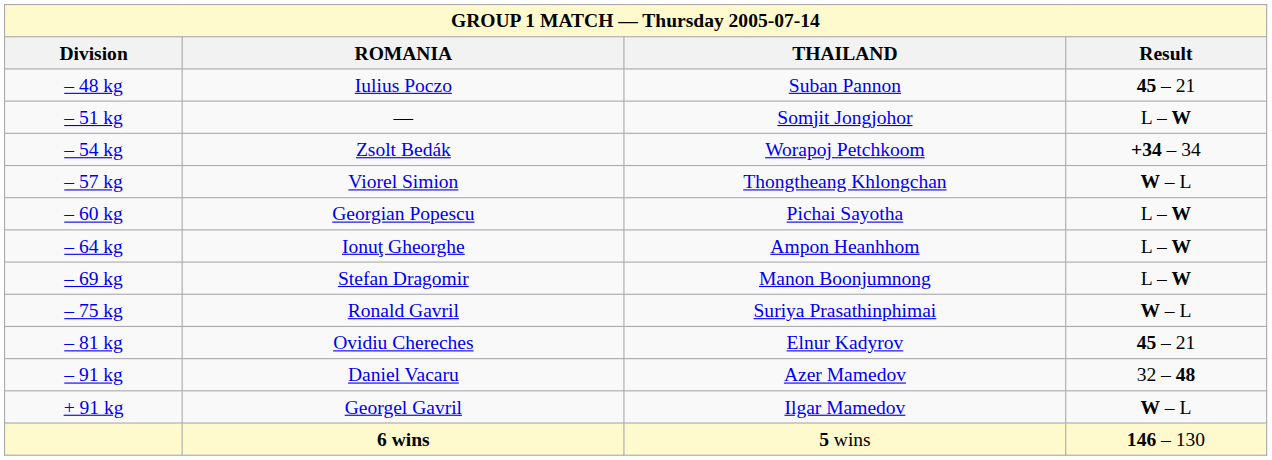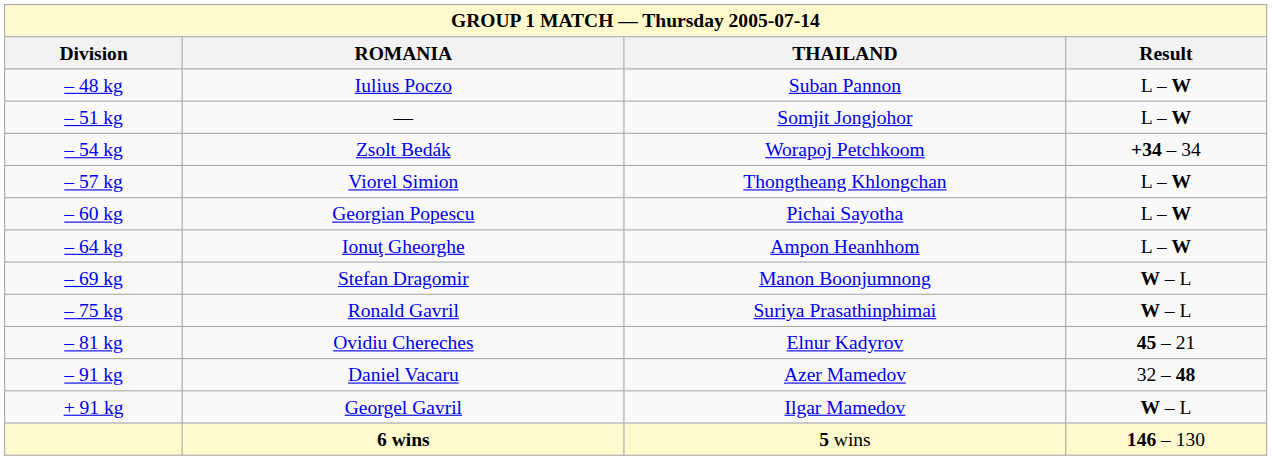(1166, 84) 45 – 21 -> (1166, 84) L – W
(1166, 181) W – L -> (1166, 181) L – W
(1166, 278) L – W -> (1166, 278) W – L
